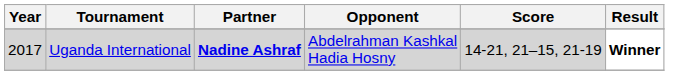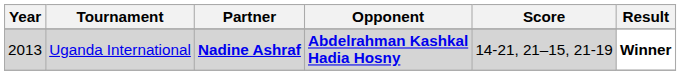(25, 50) 2017 -> (25, 50) 2013
(383, 50) normal -> (388, 50) bold
